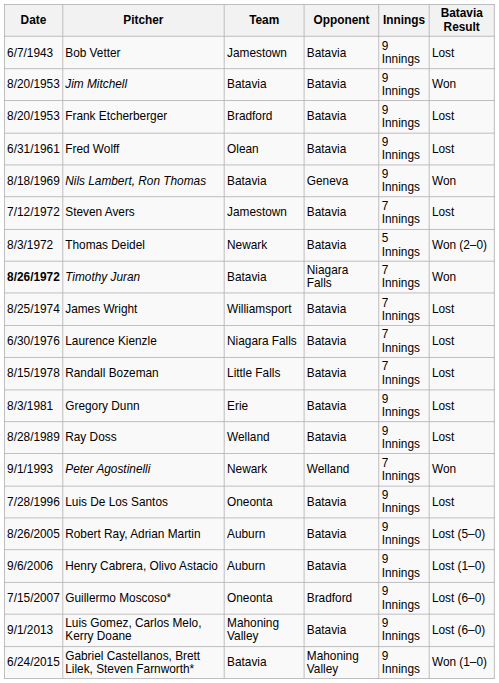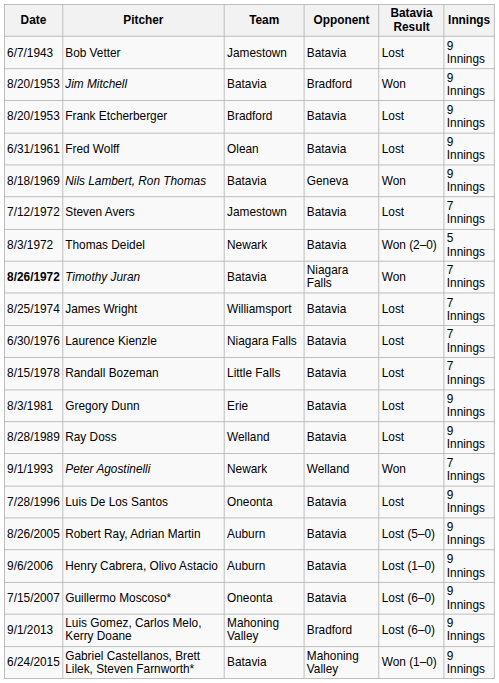columns swapped: (462, 20) <-> (404, 20)
(327, 84) Batavia -> (329, 84) Bradford
(329, 598) Bradford -> (327, 598) Batavia
(327, 630) Batavia -> (329, 630) Bradford
